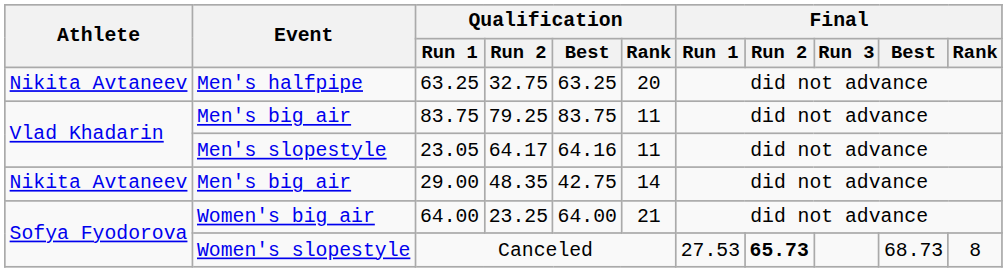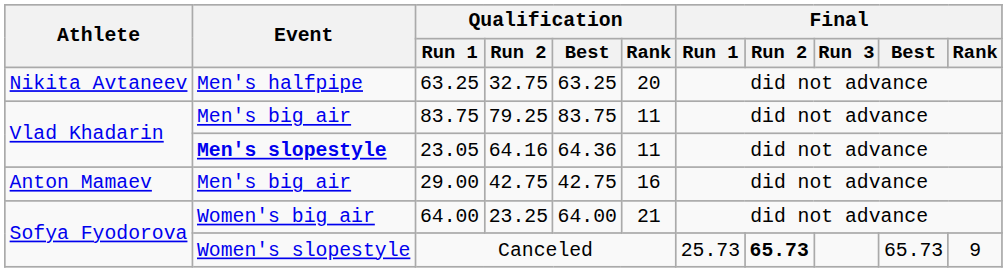(292, 150) normal -> (292, 150) bold
(518, 150) 64.17 -> (518, 150) 64.16
(587, 150) 64.16 -> (587, 150) 64.36
(99, 183) Nikita Avtaneev -> (81, 183) Anton Mamaev
(518, 183) 48.35 -> (518, 183) 42.75
(649, 183) 14 -> (649, 183) 16
(710, 250) 27.53 -> (710, 250) 25.73
(914, 250) 68.73 -> (914, 250) 65.73
(975, 250) 8 -> (975, 250) 9
